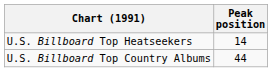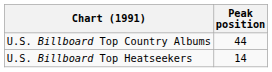rows swapped: (109, 58) <-> (100, 41)
